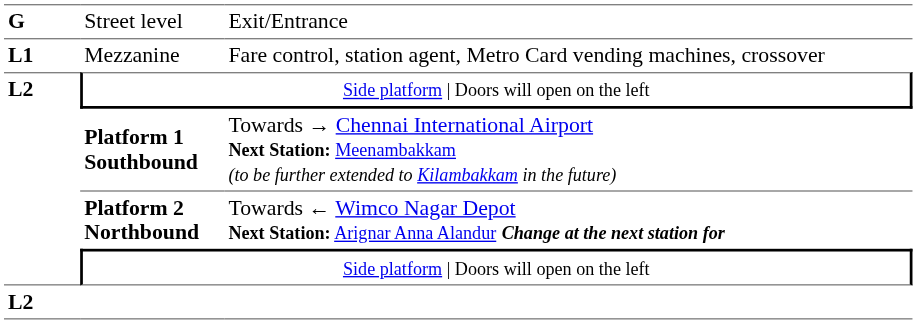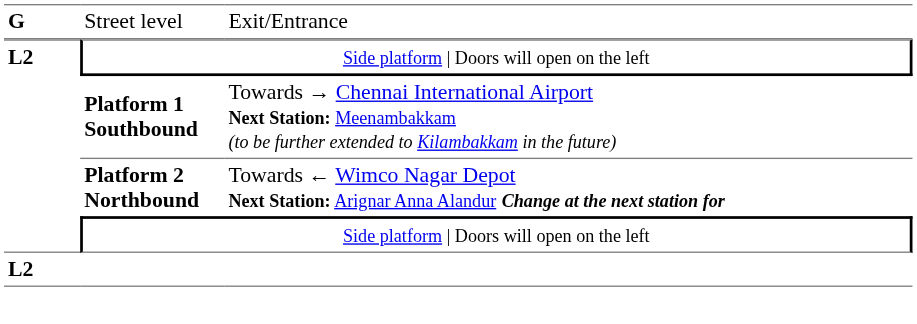- row: (132, 55)
